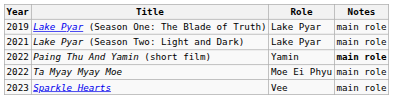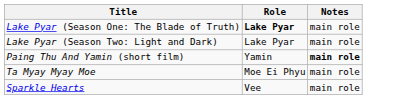- column: (18, 12)
(296, 27) normal -> (269, 27) bold
